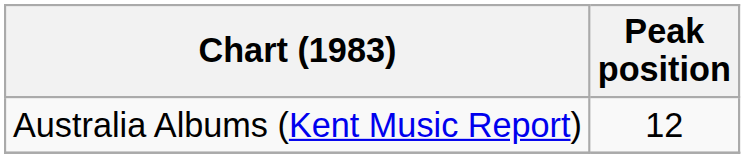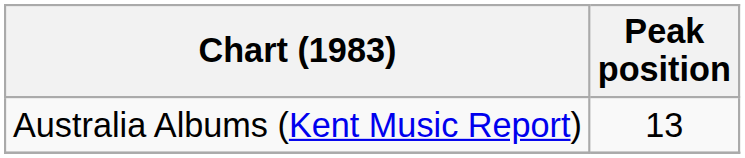(664, 124) 12 -> (664, 124) 13
